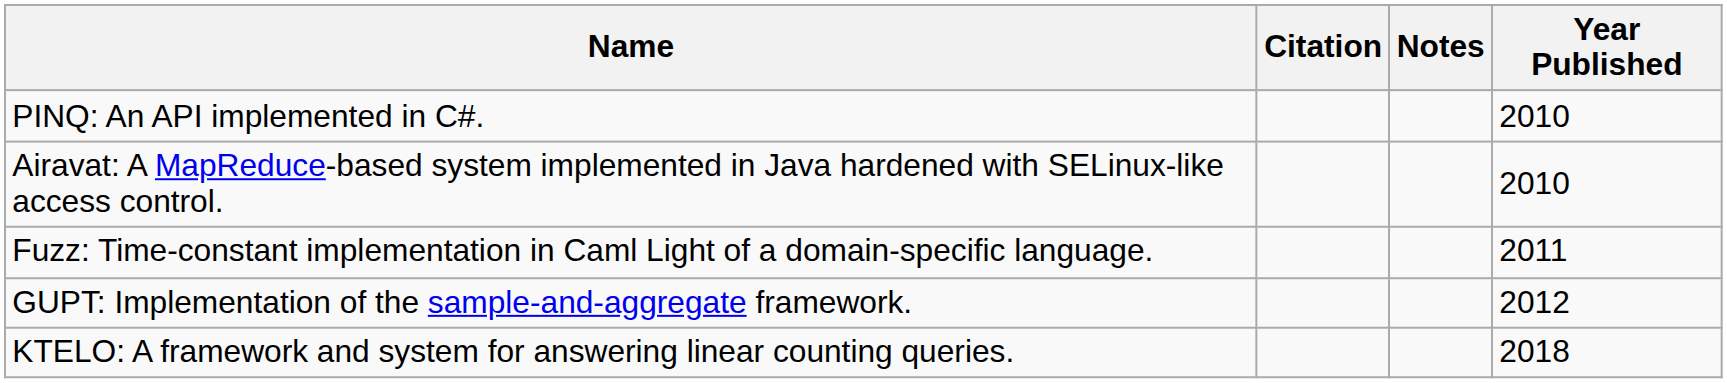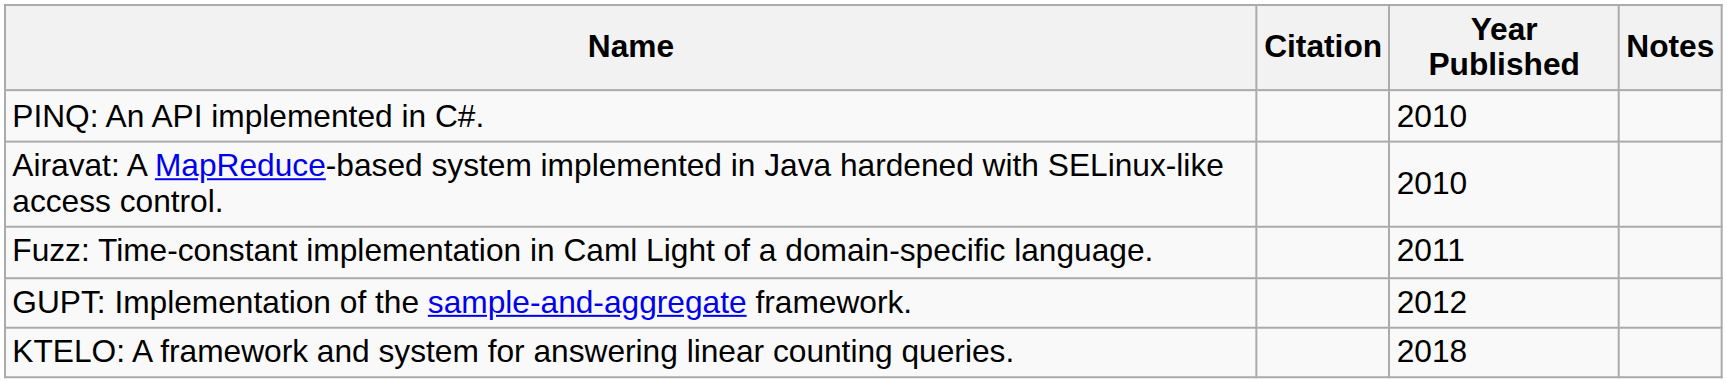columns swapped: (1607, 47) <-> (1441, 47)
